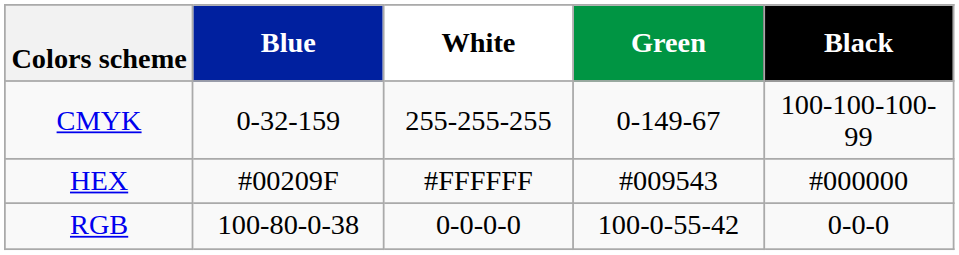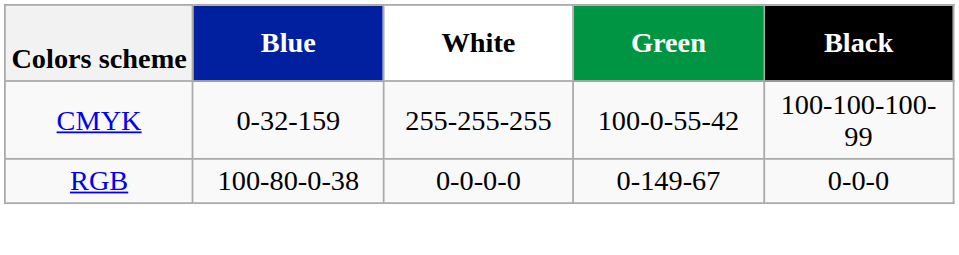(668, 119) 0-149-67 -> (668, 119) 100-0-55-42
- row: (99, 180)
(668, 225) 100-0-55-42 -> (668, 180) 0-149-67
